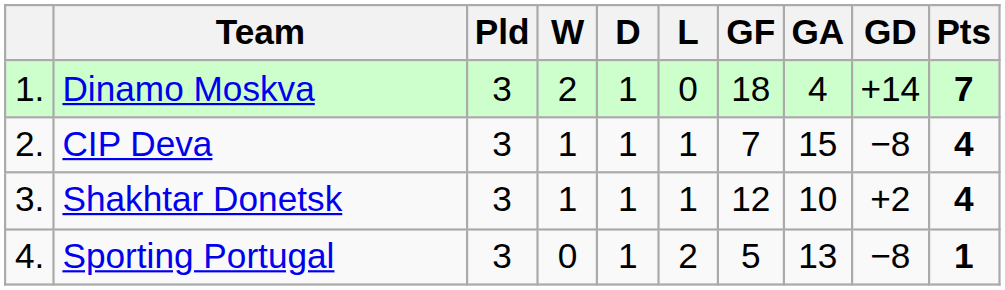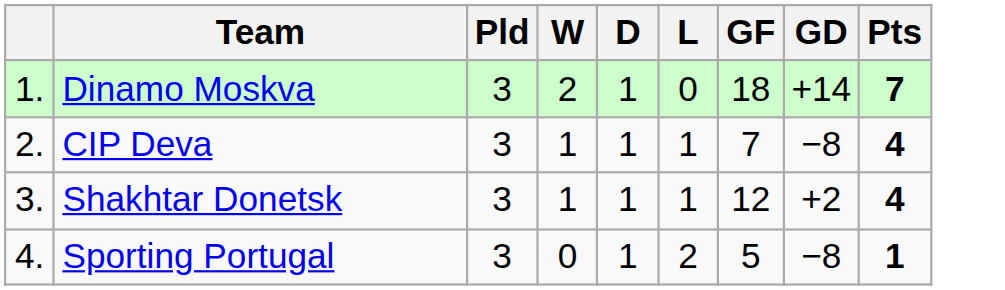- column: (818, 32)
